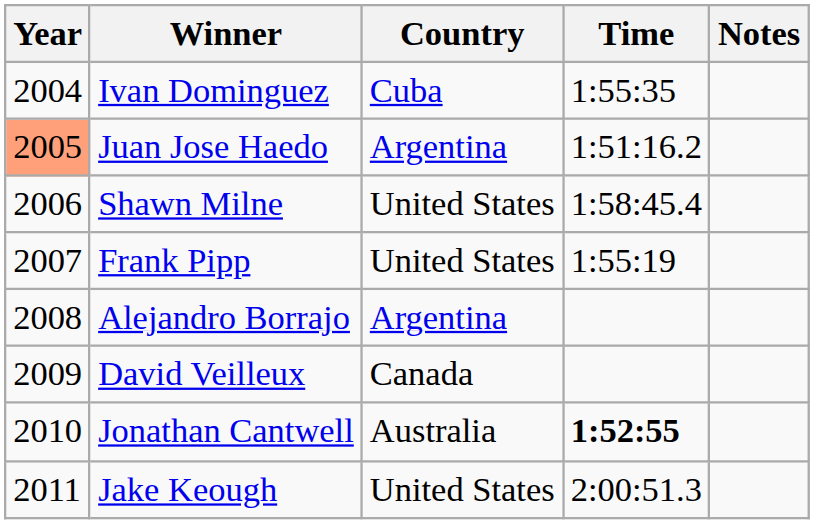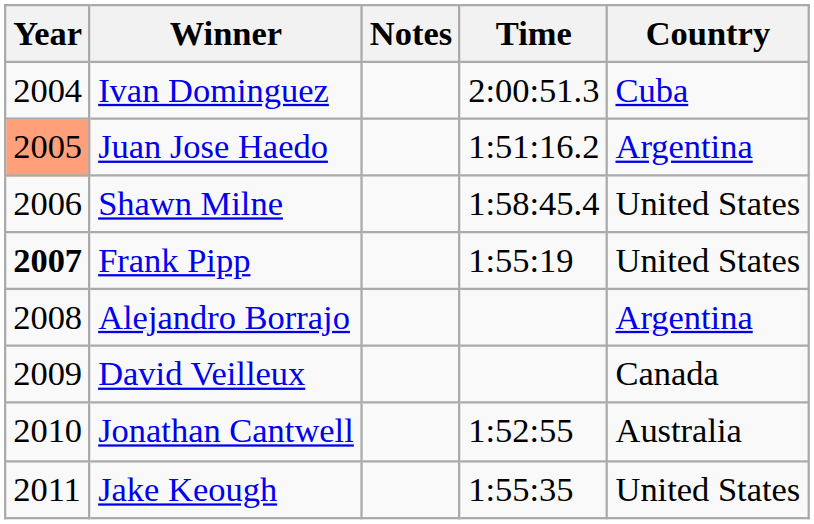columns swapped: (462, 33) <-> (759, 33)
(623, 90) 1:55:35 -> (534, 90) 2:00:51.3
(48, 260) normal -> (48, 260) bold
(625, 431) bold -> (521, 431) normal
(636, 488) 2:00:51.3 -> (521, 488) 1:55:35
